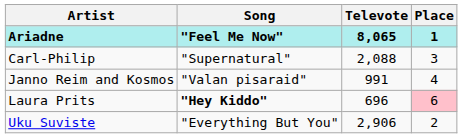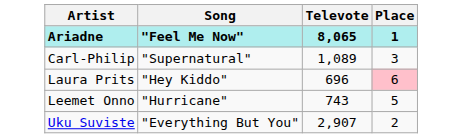(377, 58) 2,088 -> (337, 58) 1,089
- row: (91, 79)
(224, 101) bold -> (185, 79) normal
+ row: (91, 101)
(377, 122) 2,906 -> (337, 122) 2,907
